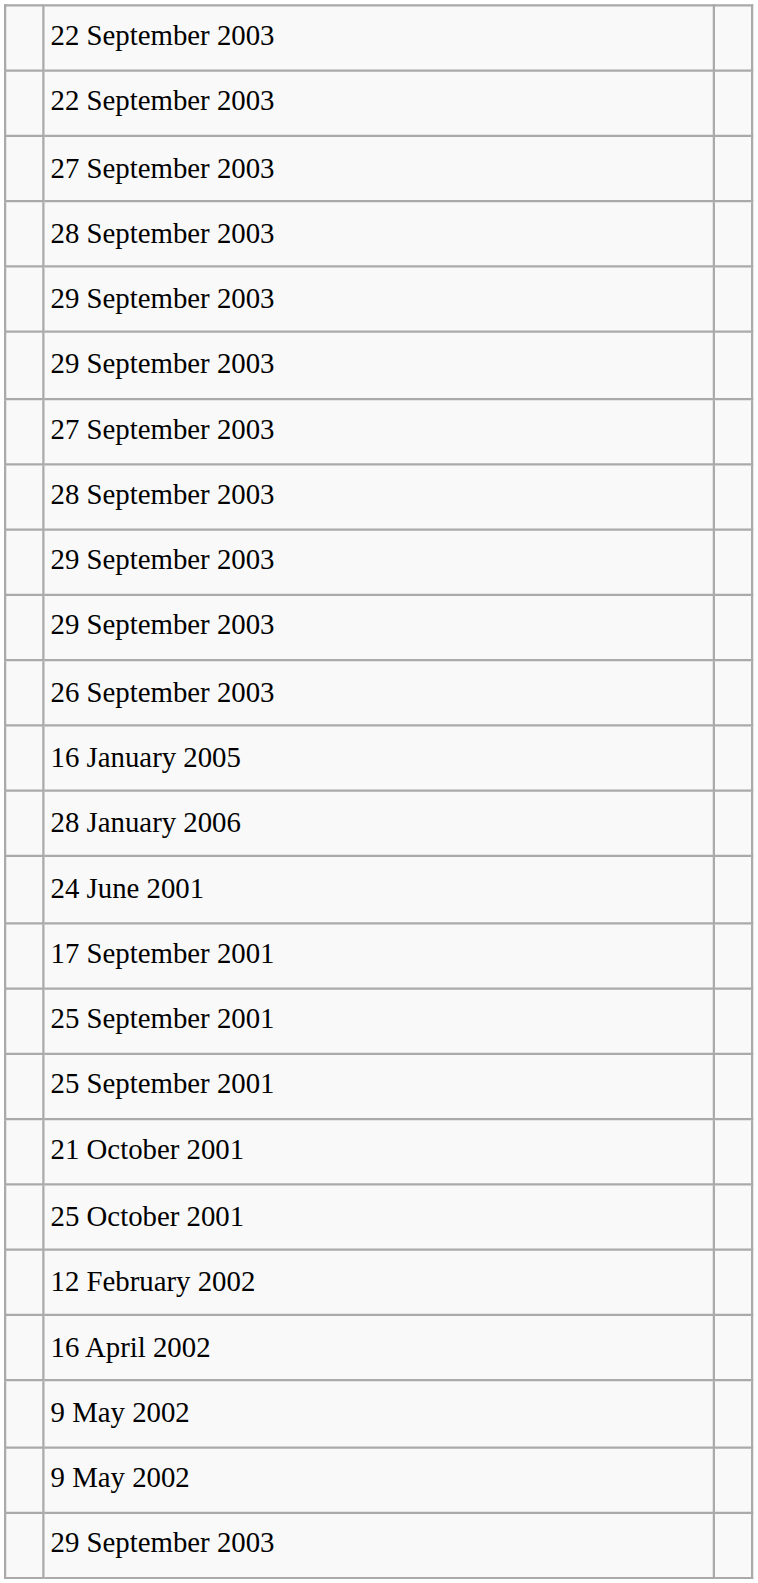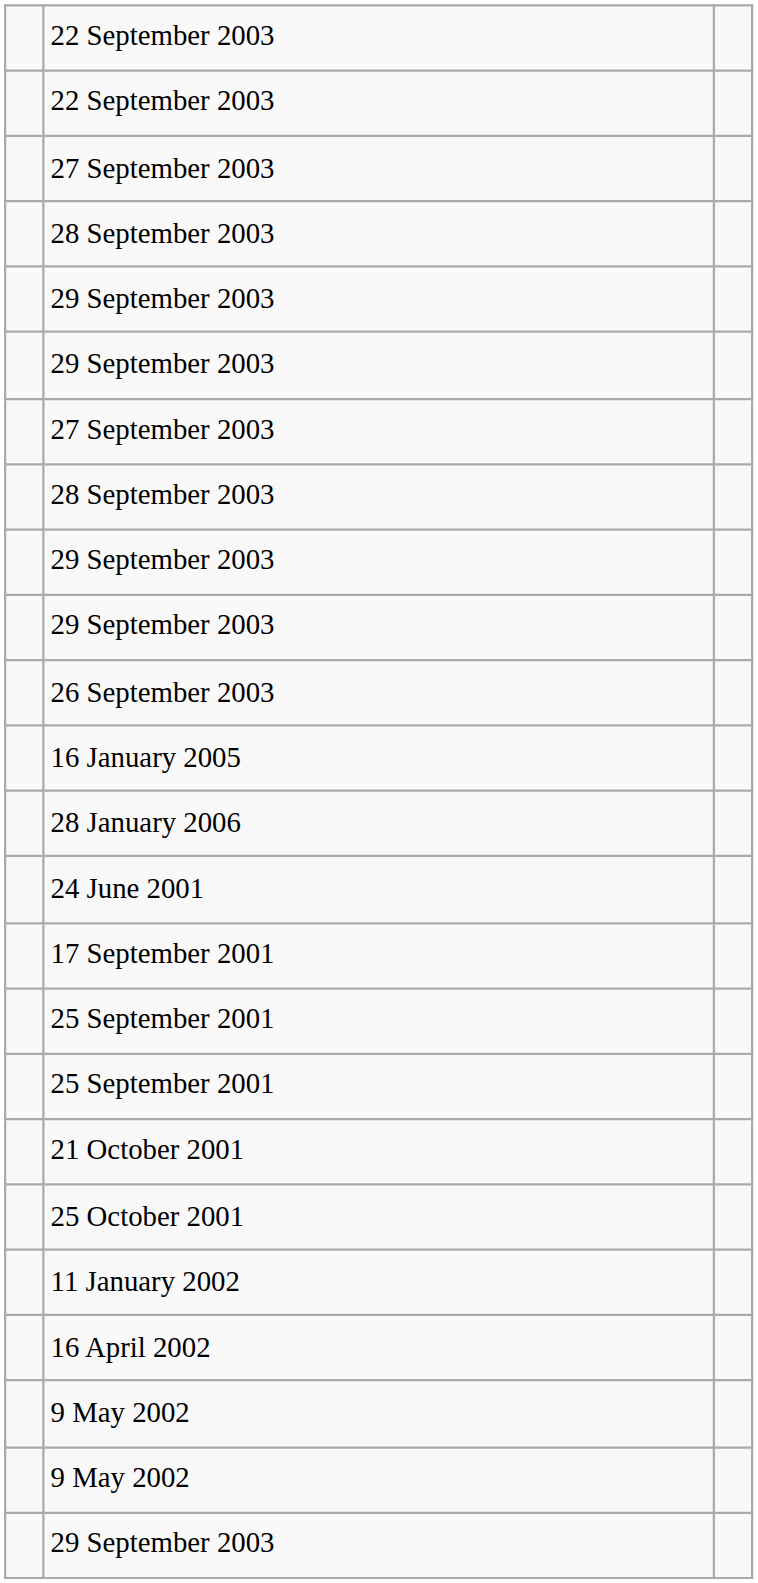+ row: (24, 1283)
- row: (24, 1283)
